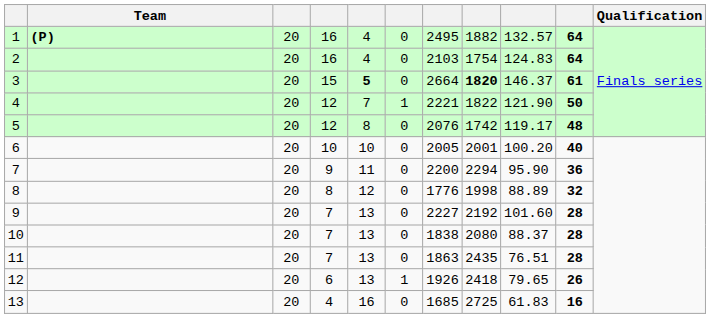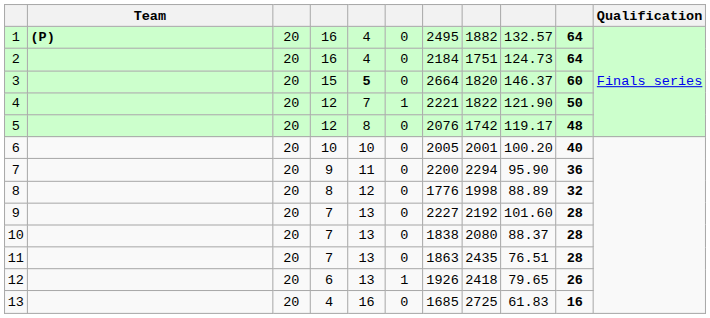(443, 60) 2103 -> (443, 60) 2184
(481, 60) 1754 -> (481, 60) 1751
(528, 60) 124.83 -> (528, 60) 124.73
(481, 82) bold -> (481, 82) normal
(575, 82) 61 -> (575, 82) 60
